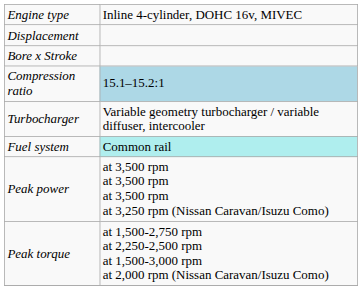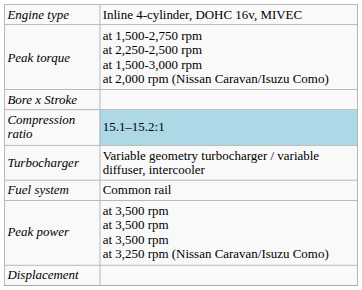rows swapped: (43, 35) <-> (39, 253)
(137, 146) paleturquoise background -> (137, 190) no background
